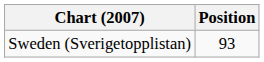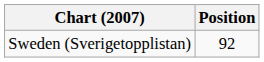(227, 43) 93 -> (227, 43) 92
